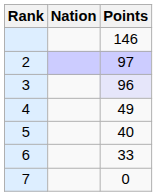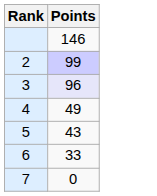- column: (74, 16)
(126, 62) 97 -> (73, 62) 99
(126, 132) 40 -> (73, 132) 43
